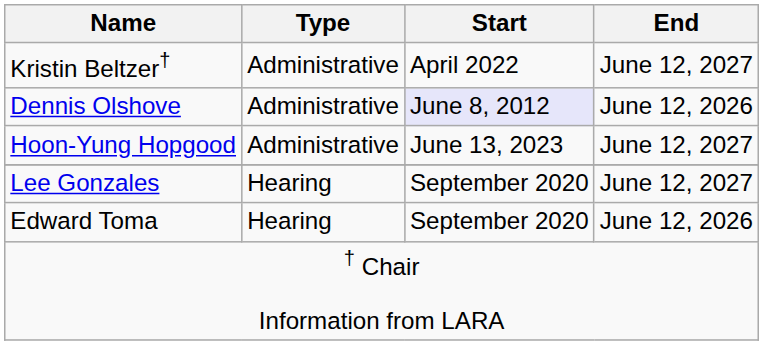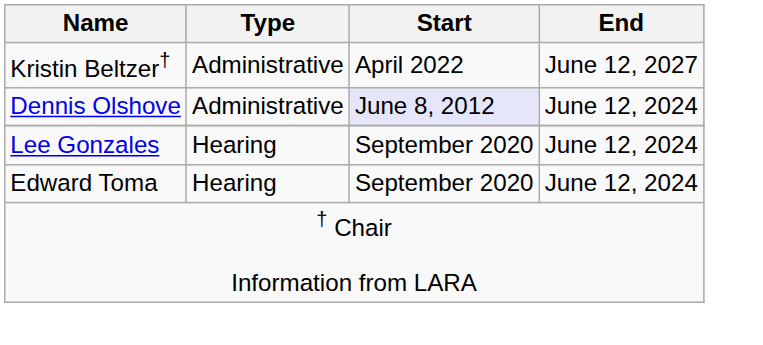(676, 106) June 12, 2026 -> (621, 106) June 12, 2024
- row: (123, 145)
(676, 183) June 12, 2027 -> (621, 145) June 12, 2024
(676, 221) June 12, 2026 -> (621, 183) June 12, 2024
